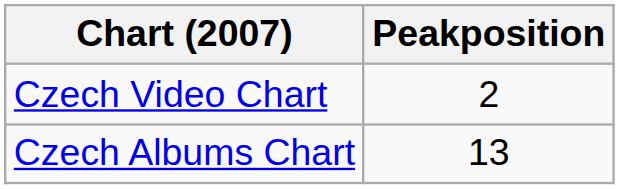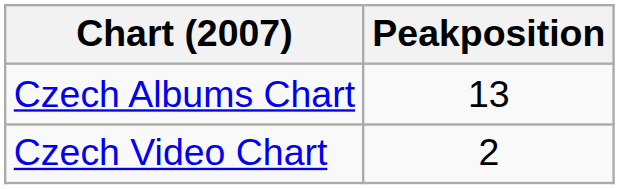rows swapped: (171, 93) <-> (184, 152)
